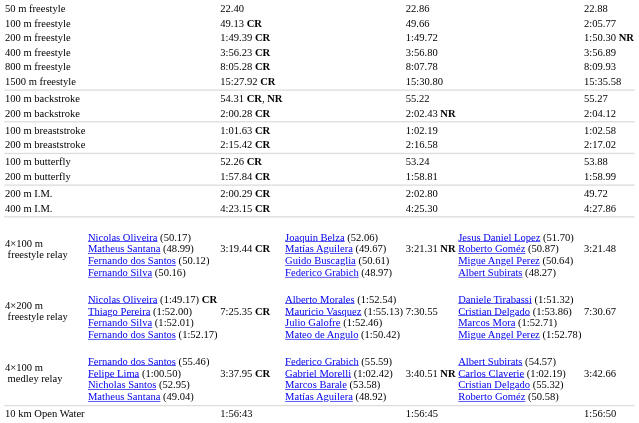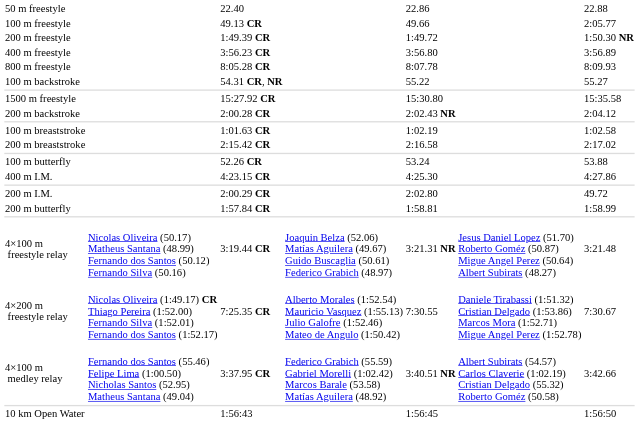rows swapped: (40, 81) <-> (43, 98)
rows swapped: (38, 176) <-> (29, 208)
